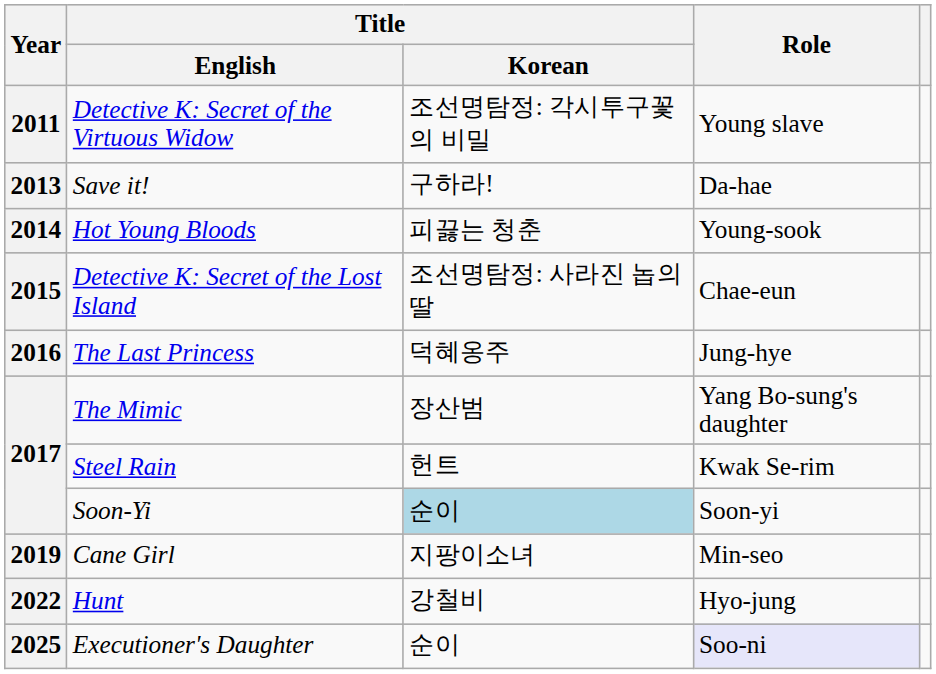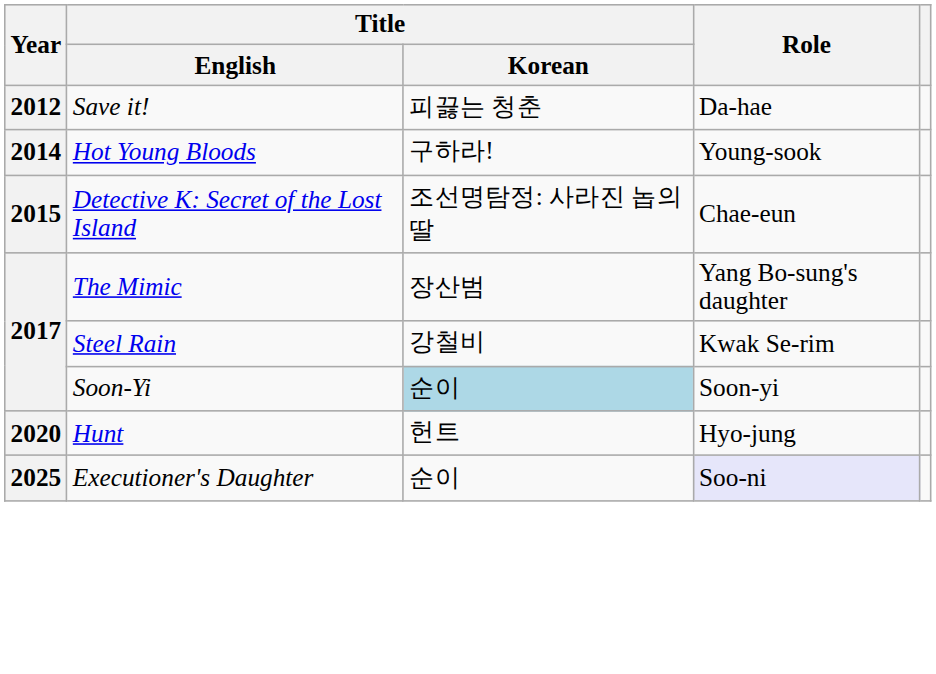- row: (202, 123)
(36, 185) 2013 -> (36, 107) 2012
(451, 184) 구하라! -> (476, 106) 피끓는 청춘
(476, 229) 피끓는 청춘 -> (451, 151) 구하라!
- row: (163, 352)
(435, 465) 헌트 -> (447, 342) 강철비
- row: (124, 555)
(36, 600) 2022 -> (36, 432) 2020
(447, 599) 강철비 -> (435, 432) 헌트
